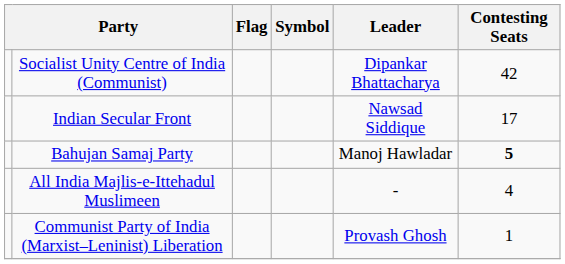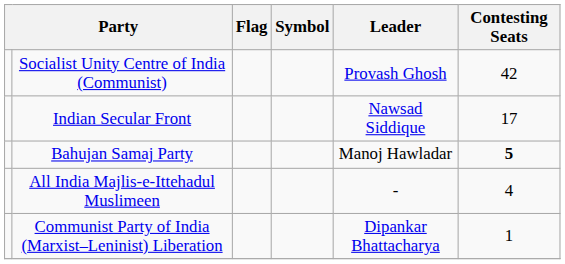(395, 72) Dipankar Bhattacharya -> (395, 72) Provash Ghosh
(395, 236) Provash Ghosh -> (395, 236) Dipankar Bhattacharya
